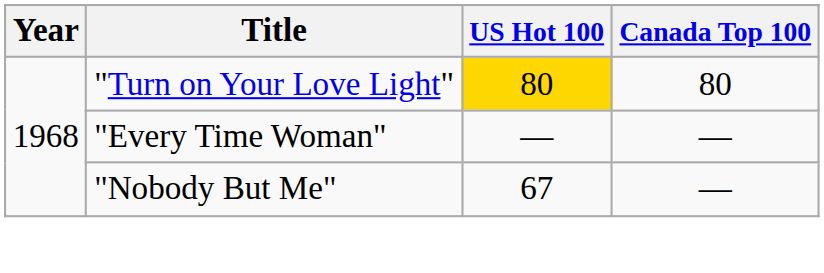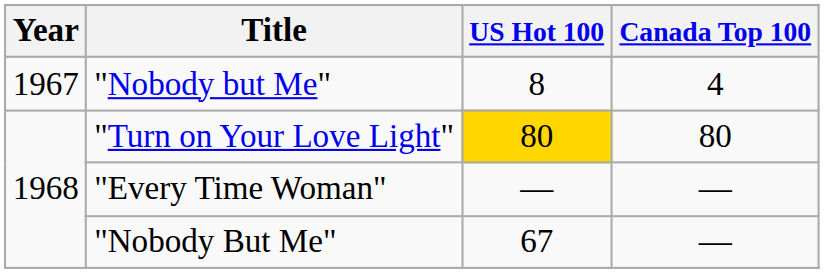+ row: (213, 83)
